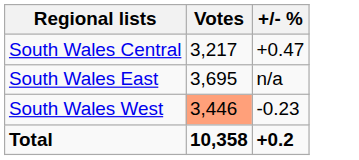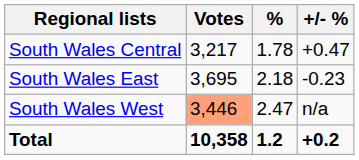+ column: (275, 19)
(270, 79) n/a -> (324, 79) -0.23
(278, 109) -0.23 -> (315, 109) n/a
